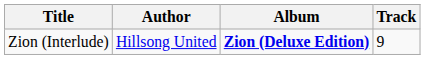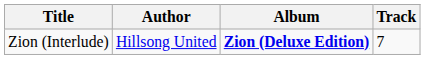(380, 41) 9 -> (380, 41) 7
